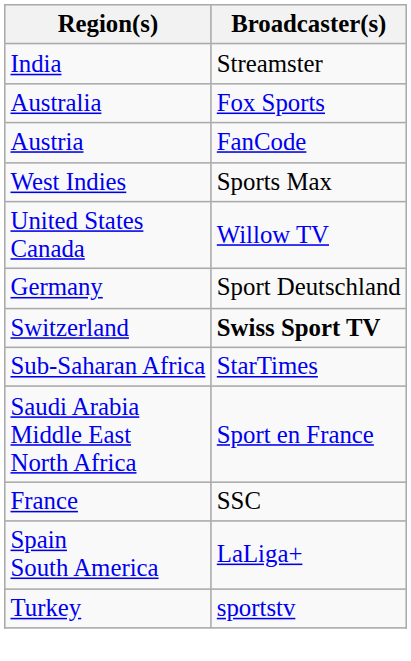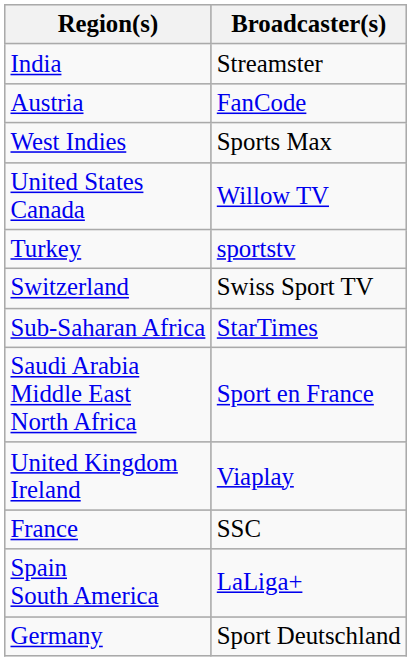- row: (56, 102)
rows swapped: (57, 288) <-> (46, 607)
(299, 327) bold -> (295, 288) normal
+ row: (94, 475)
